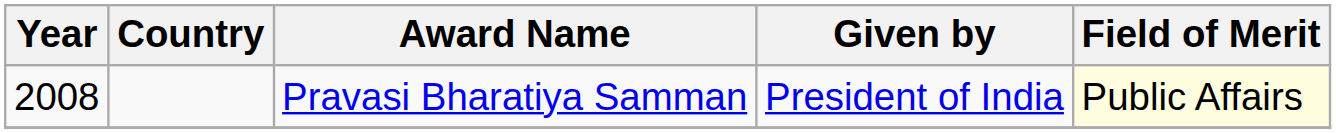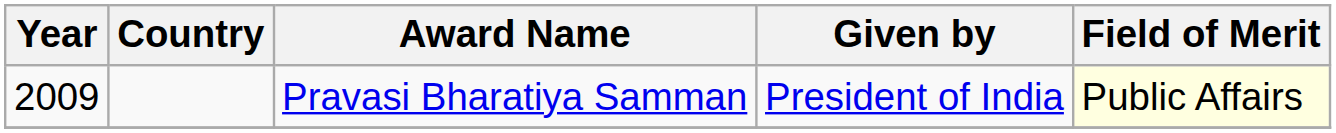(57, 95) 2008 -> (57, 95) 2009
